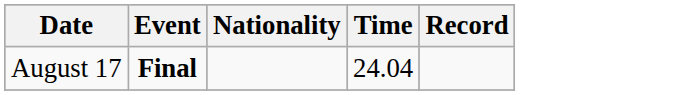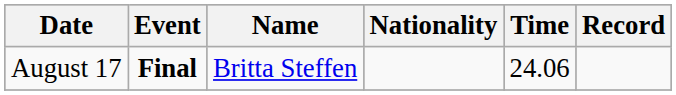+ column: (285, 25)
(383, 68) 24.04 -> (540, 68) 24.06
